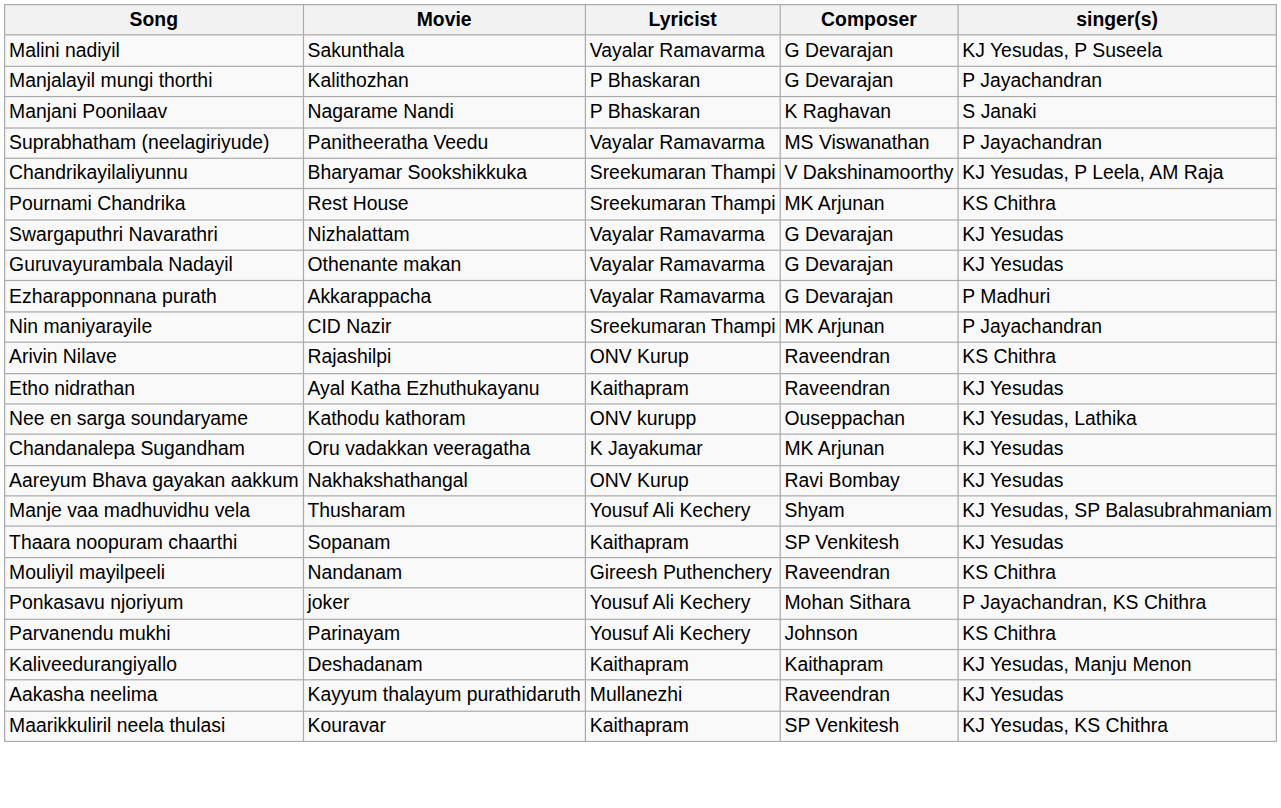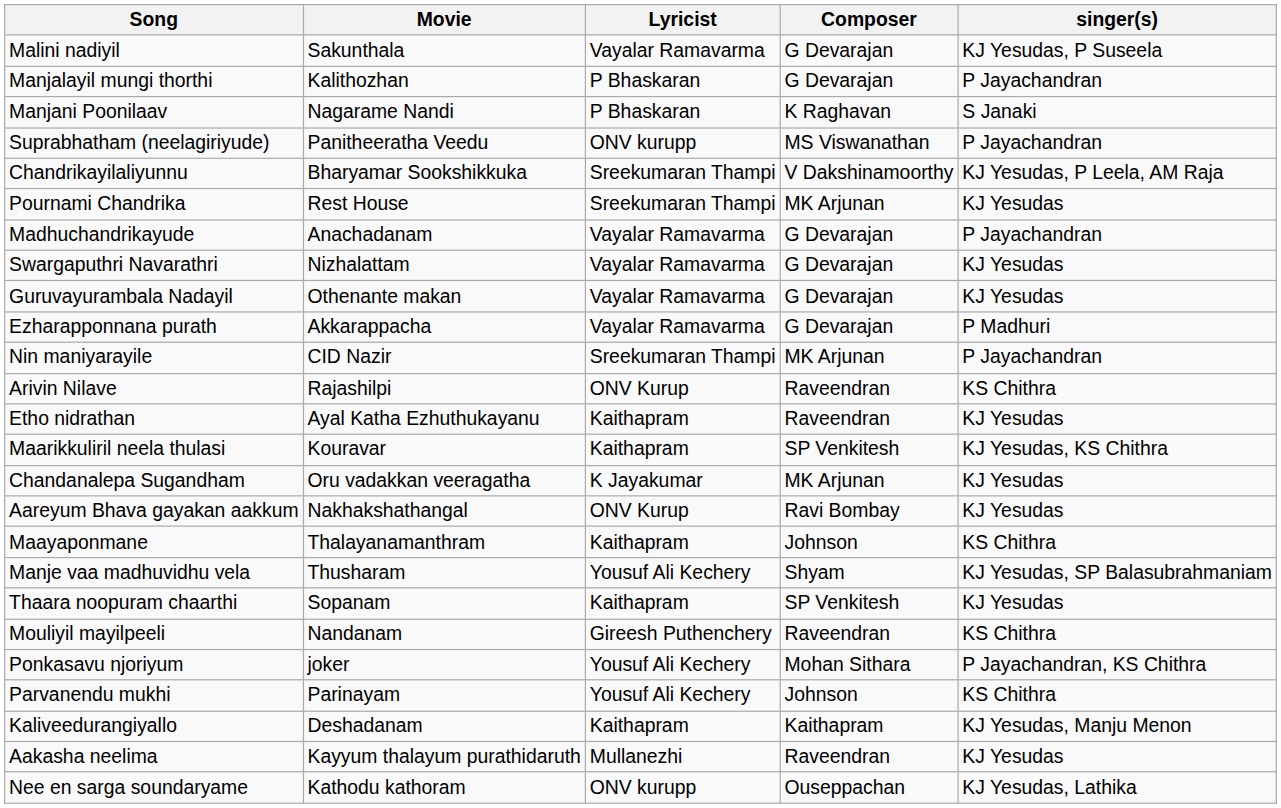(677, 142) Vayalar Ramavarma -> (643, 142) ONV kurupp
(1009, 204) KS Chithra -> (1013, 204) KJ Yesudas
+ row: (102, 234)
rows swapped: (117, 726) <-> (129, 419)
+ row: (78, 541)
